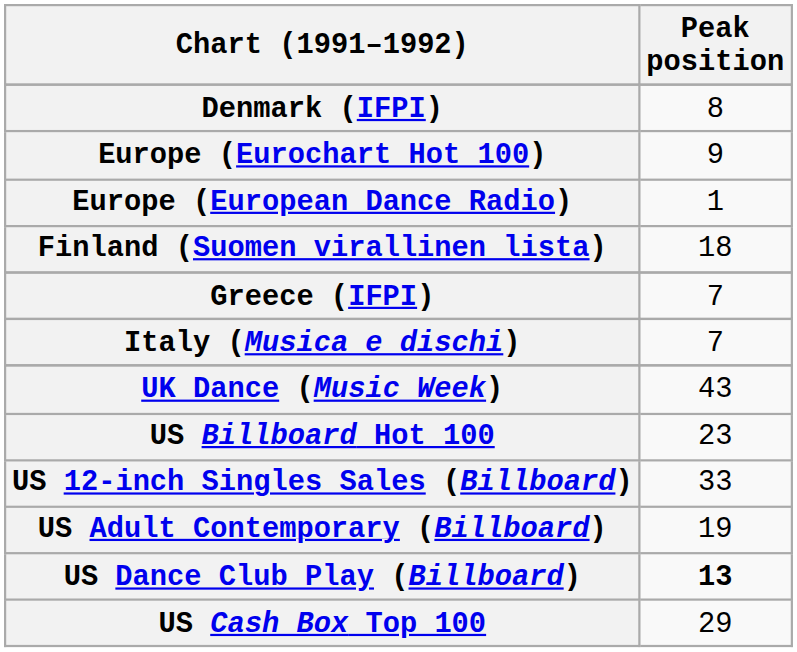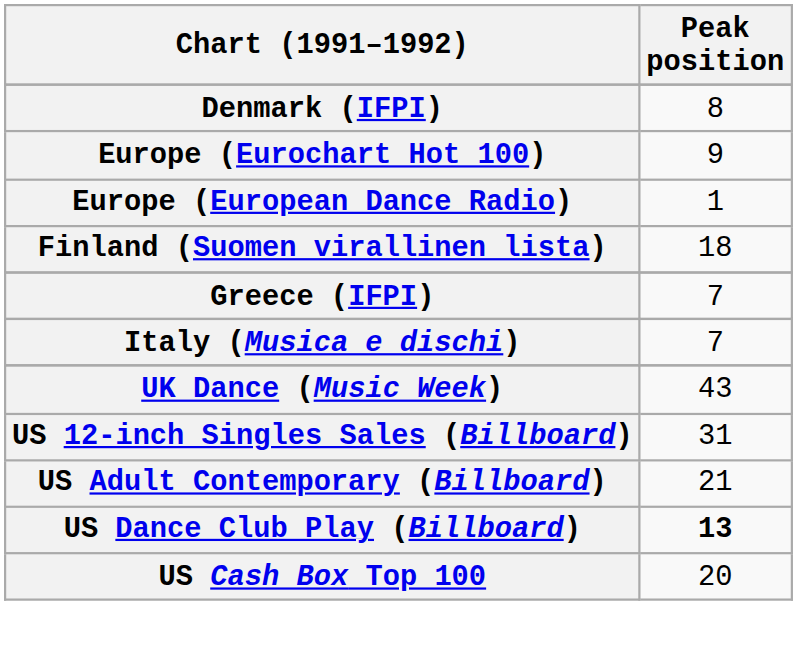- row: (322, 436)
(715, 483) 33 -> (715, 436) 31
(715, 530) 19 -> (715, 483) 21
(715, 624) 29 -> (715, 577) 20
